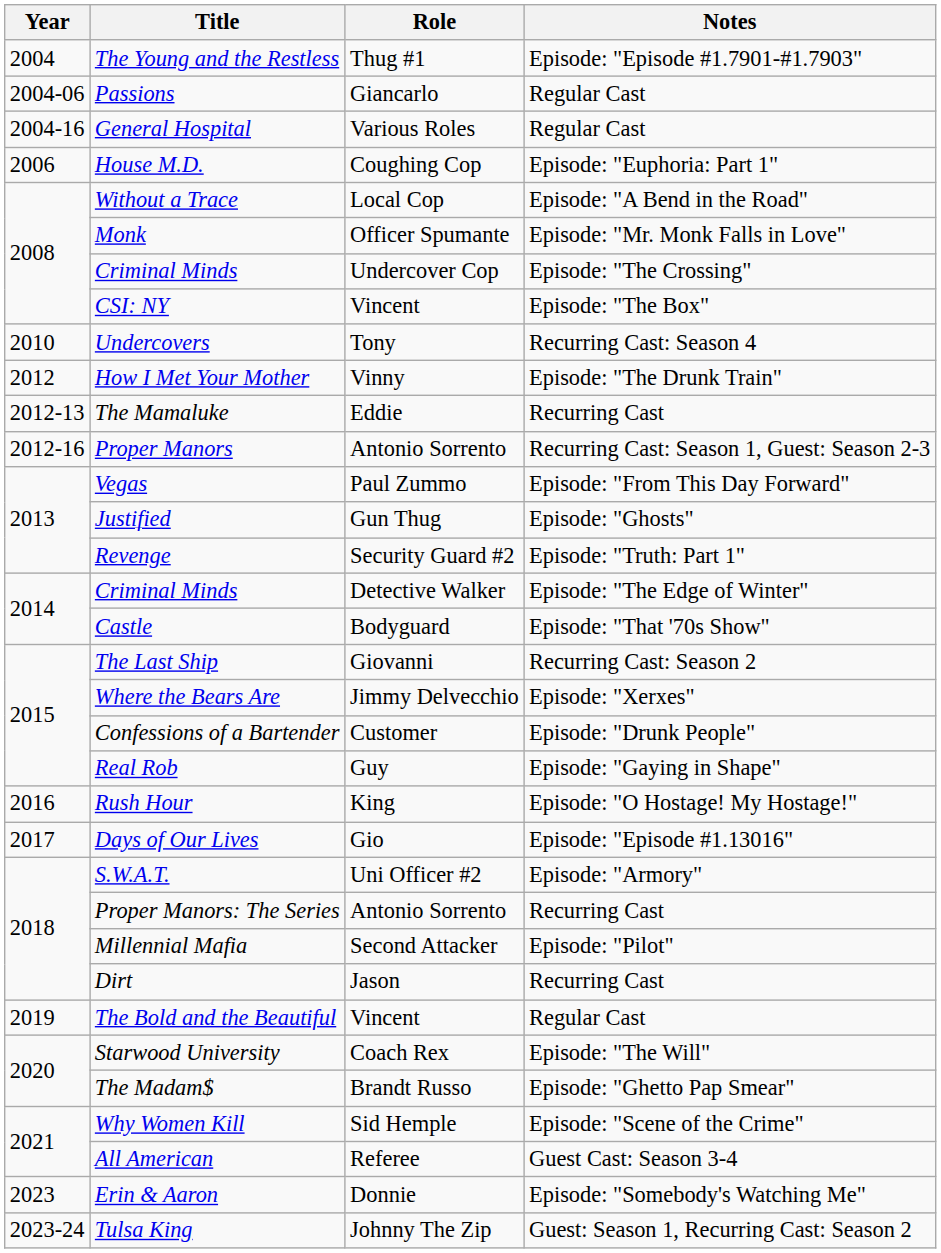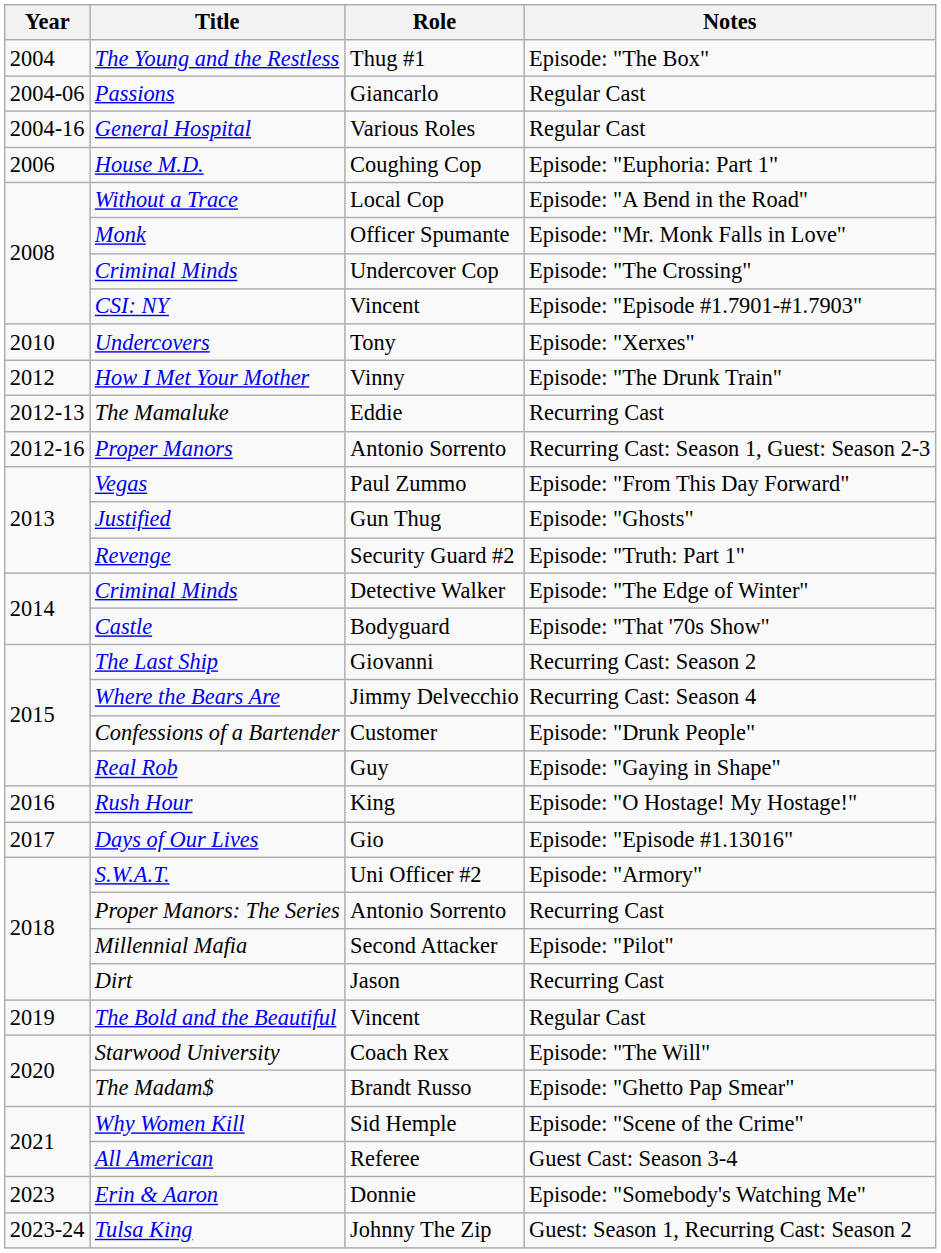(696, 57) Episode: "Episode #1.7901-#1.7903" -> (619, 57) Episode: "The Box"
(619, 306) Episode: "The Box" -> (696, 306) Episode: "Episode #1.7901-#1.7903"
(643, 341) Recurring Cast: Season 4 -> (612, 341) Episode: "Xerxes"
(612, 697) Episode: "Xerxes" -> (643, 697) Recurring Cast: Season 4
